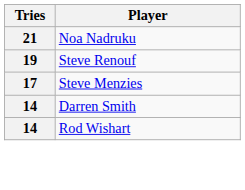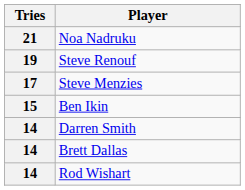+ row: (84, 106)
+ row: (93, 151)
